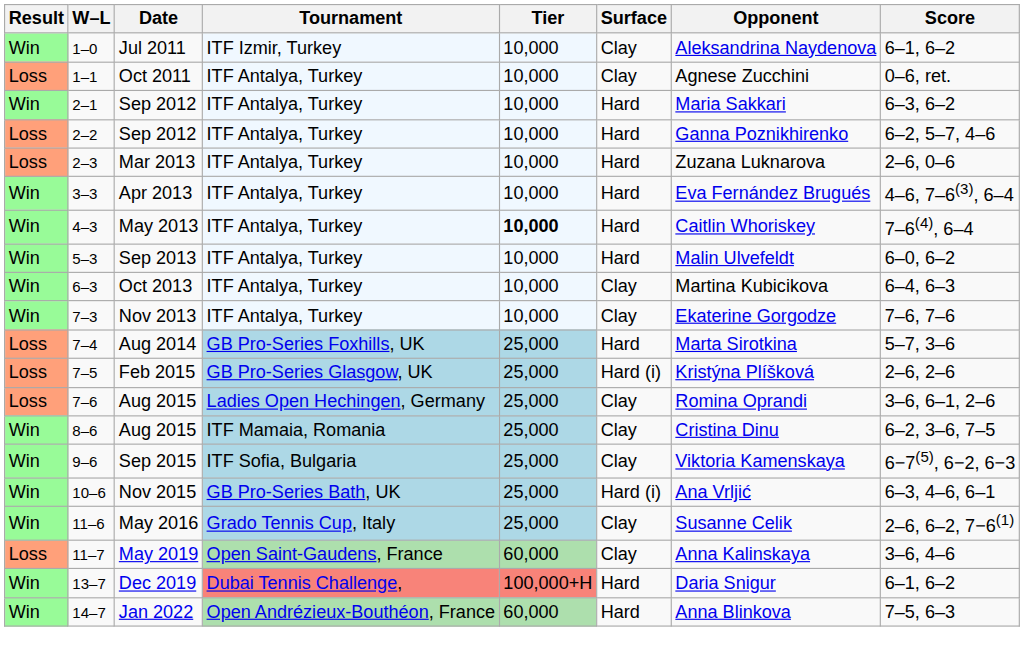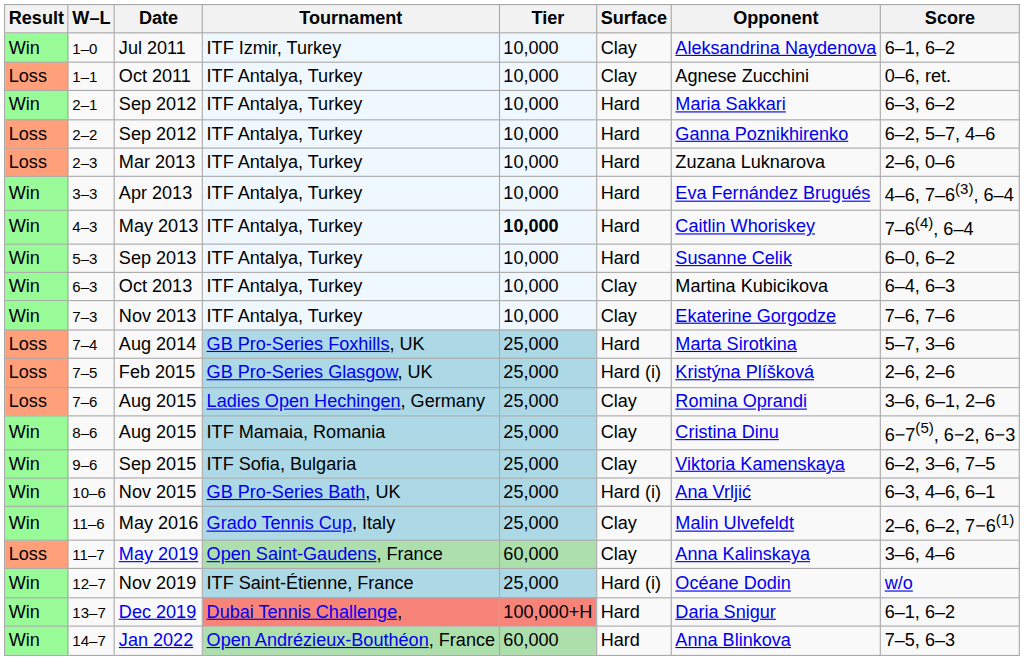(735, 258) Malin Ulvefeldt -> (734, 258) Susanne Celik
(940, 430) 6–2, 3–6, 7–5 -> (950, 432) 6−7(5), 6−2, 6−3
(950, 461) 6−7(5), 6−2, 6−3 -> (940, 463) 6–2, 3–6, 7–5
(734, 523) Susanne Celik -> (735, 523) Malin Ulvefeldt
+ row: (89, 584)
